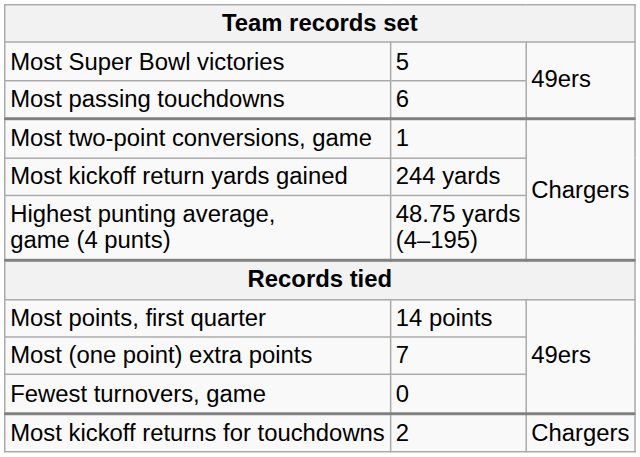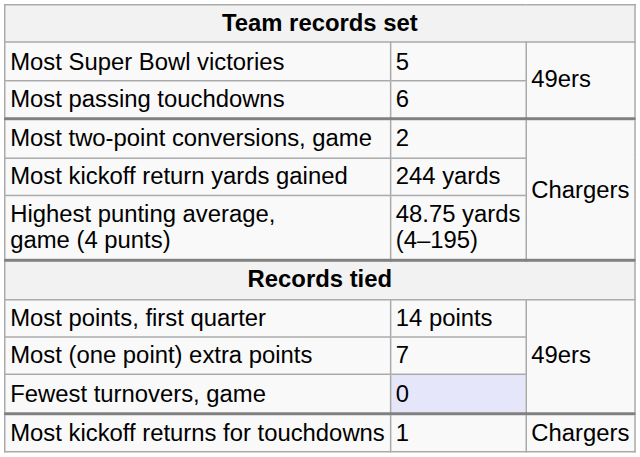(402, 138) 1 -> (402, 138) 2
(402, 393) no background -> (402, 393) lavender background
(402, 432) 2 -> (402, 432) 1
